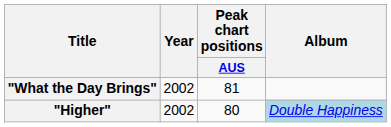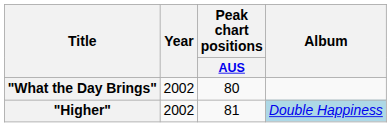(232, 88) 81 -> (232, 88) 80
(232, 110) 80 -> (232, 110) 81
